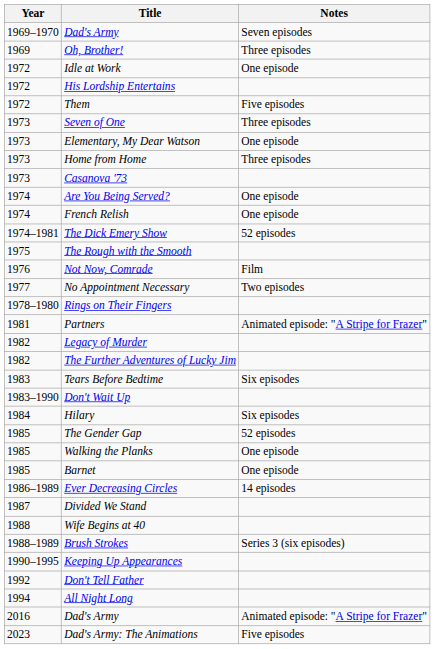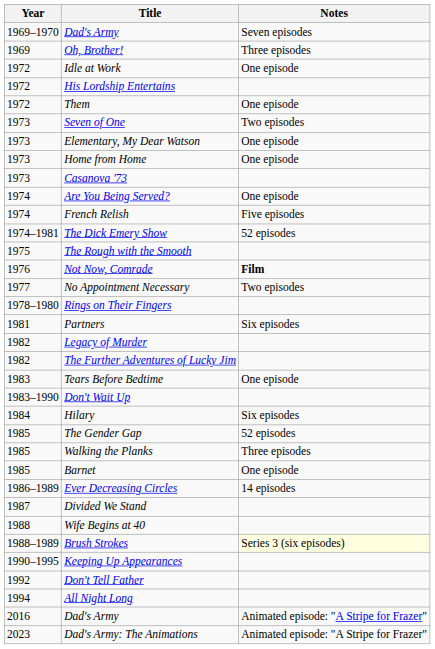(273, 104) Five episodes -> (270, 104) One episode
(276, 123) Three episodes -> (273, 123) Two episodes
(276, 159) Three episodes -> (270, 159) One episode
(270, 214) One episode -> (273, 214) Five episodes
(252, 269) normal -> (253, 269) bold
(334, 324) Animated episode: "A Stripe for Frazer" -> (270, 324) Six episodes
(270, 379) Six episodes -> (270, 379) One episode
(270, 452) One episode -> (276, 452) Three episodes
(293, 543) no background -> (293, 543) lightyellow background
(273, 634) Five episodes -> (334, 634) Animated episode: "A Stripe for Frazer"
